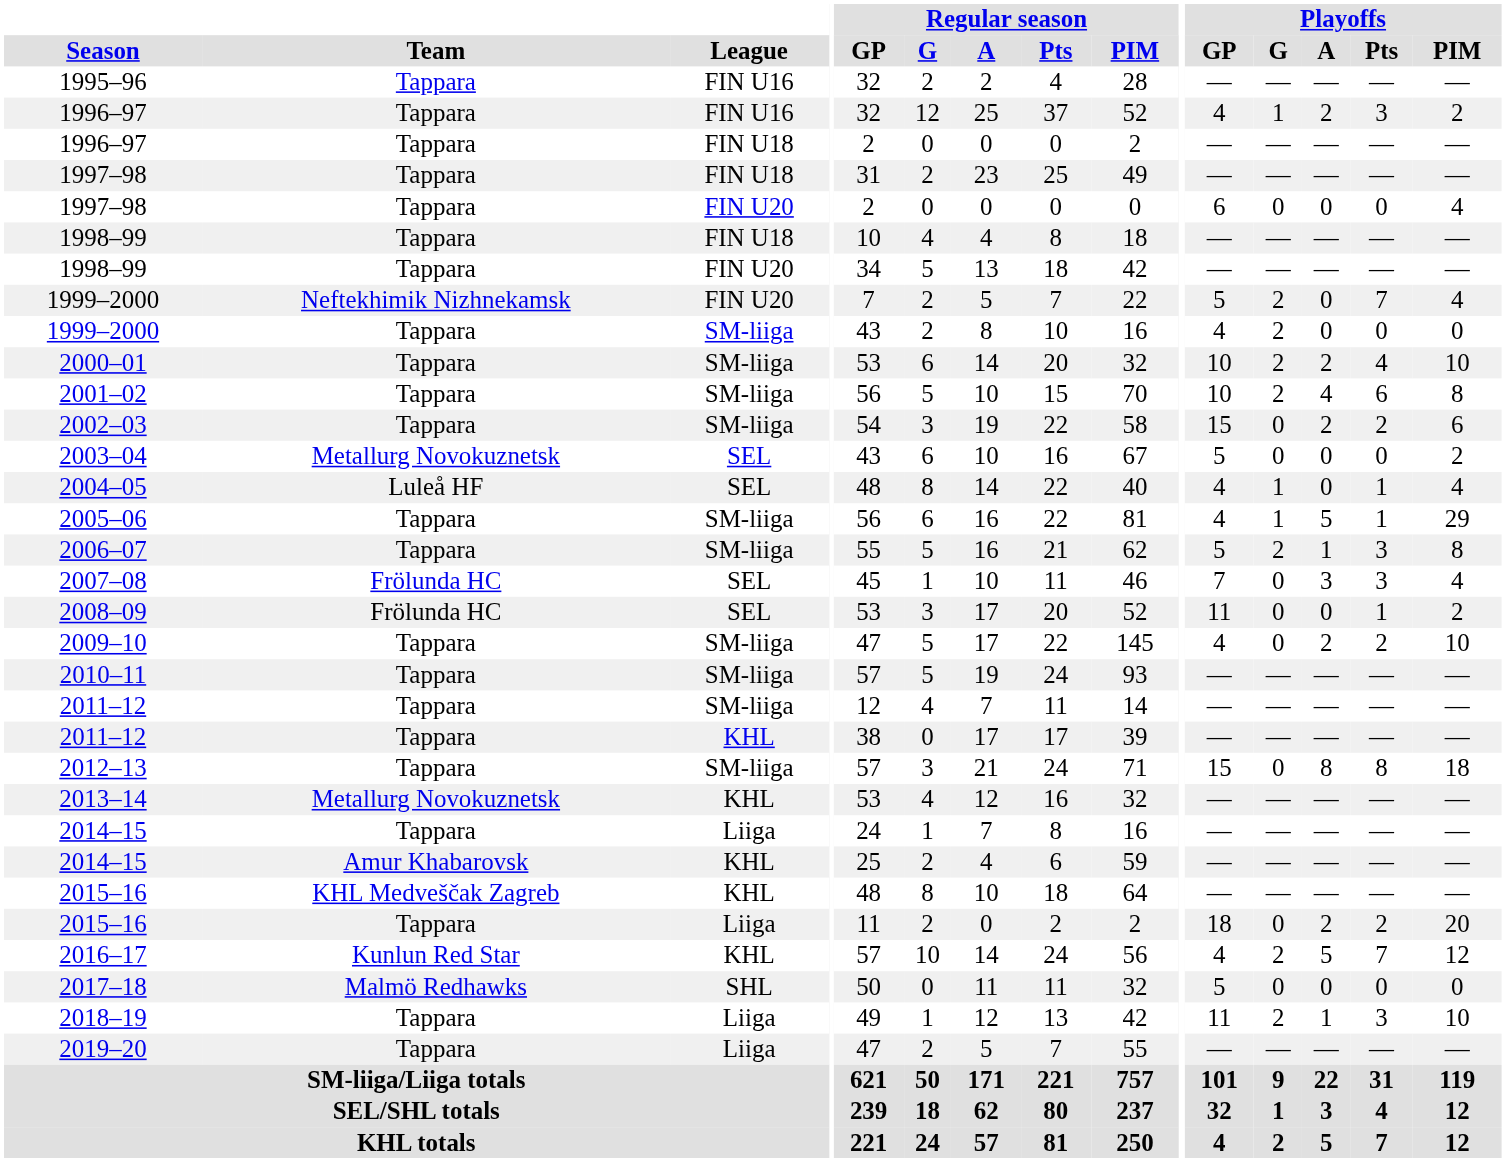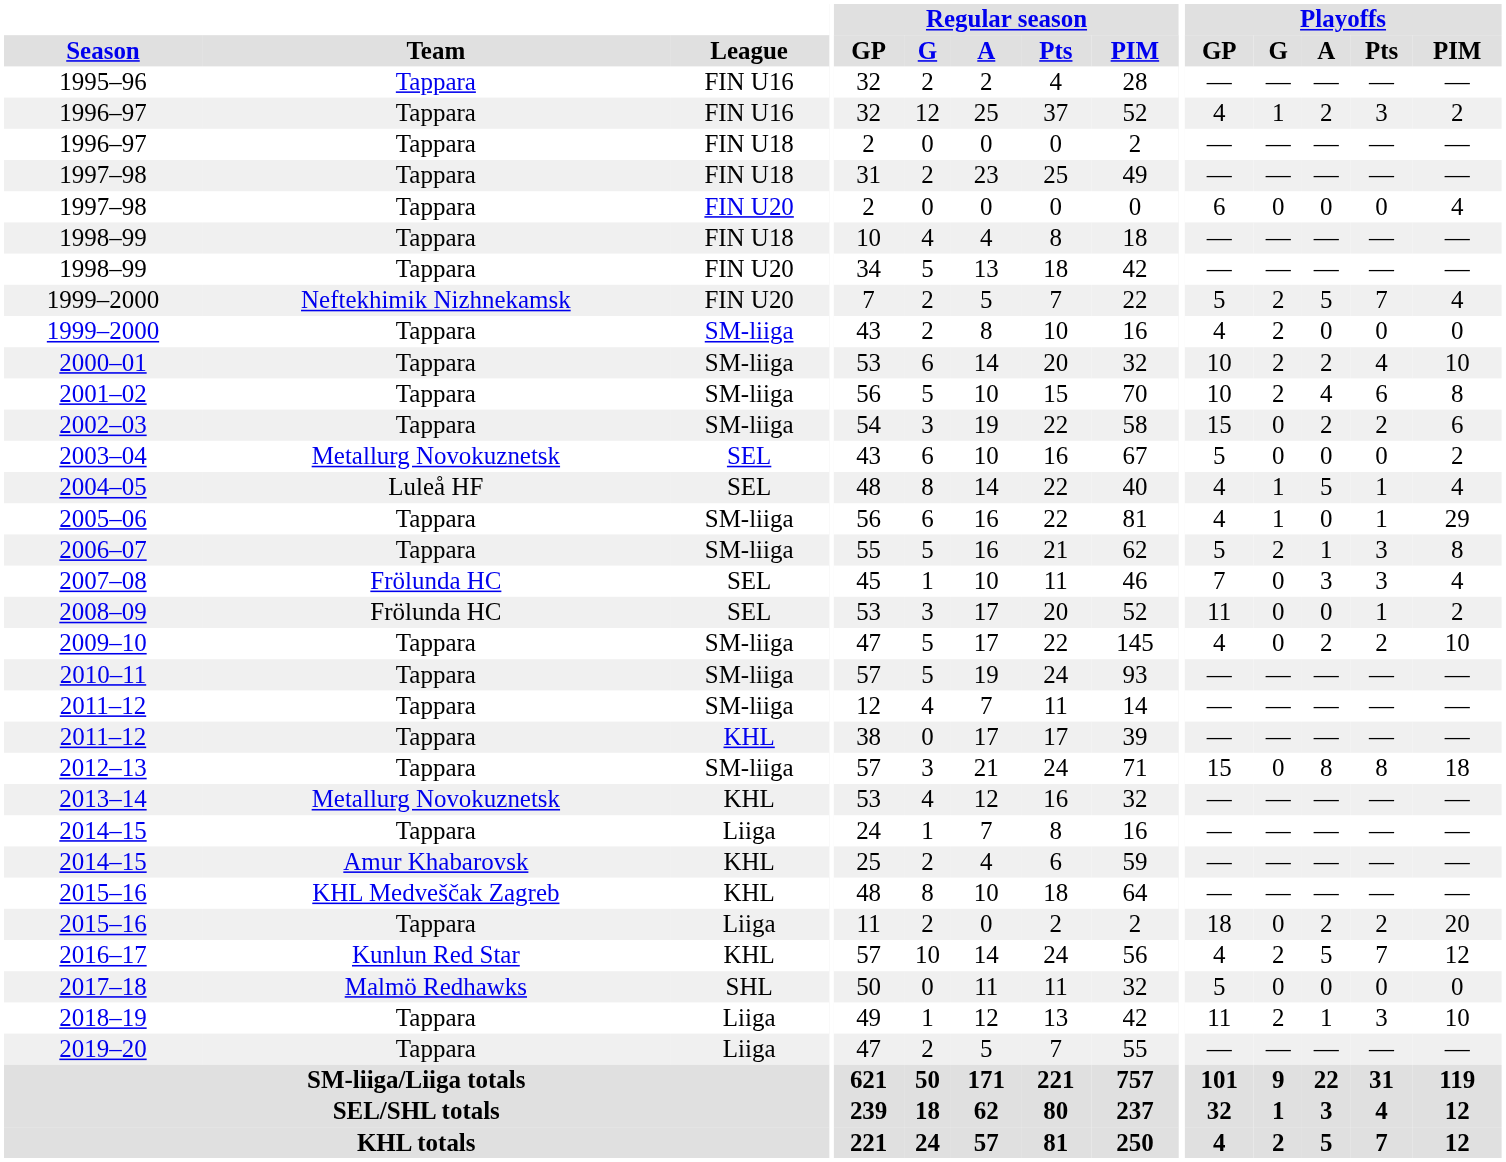(1326, 300) 0 -> (1326, 300) 5
(1326, 487) 0 -> (1326, 487) 5
(1326, 518) 5 -> (1326, 518) 0
